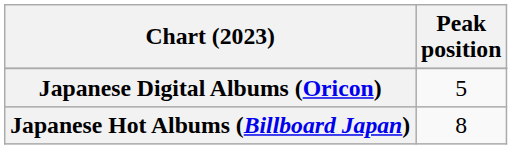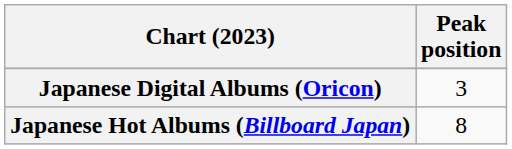(461, 87) 5 -> (461, 87) 3
